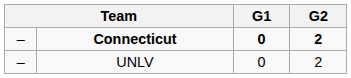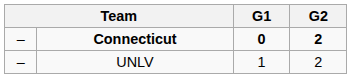(262, 62) 0 -> (262, 62) 1
